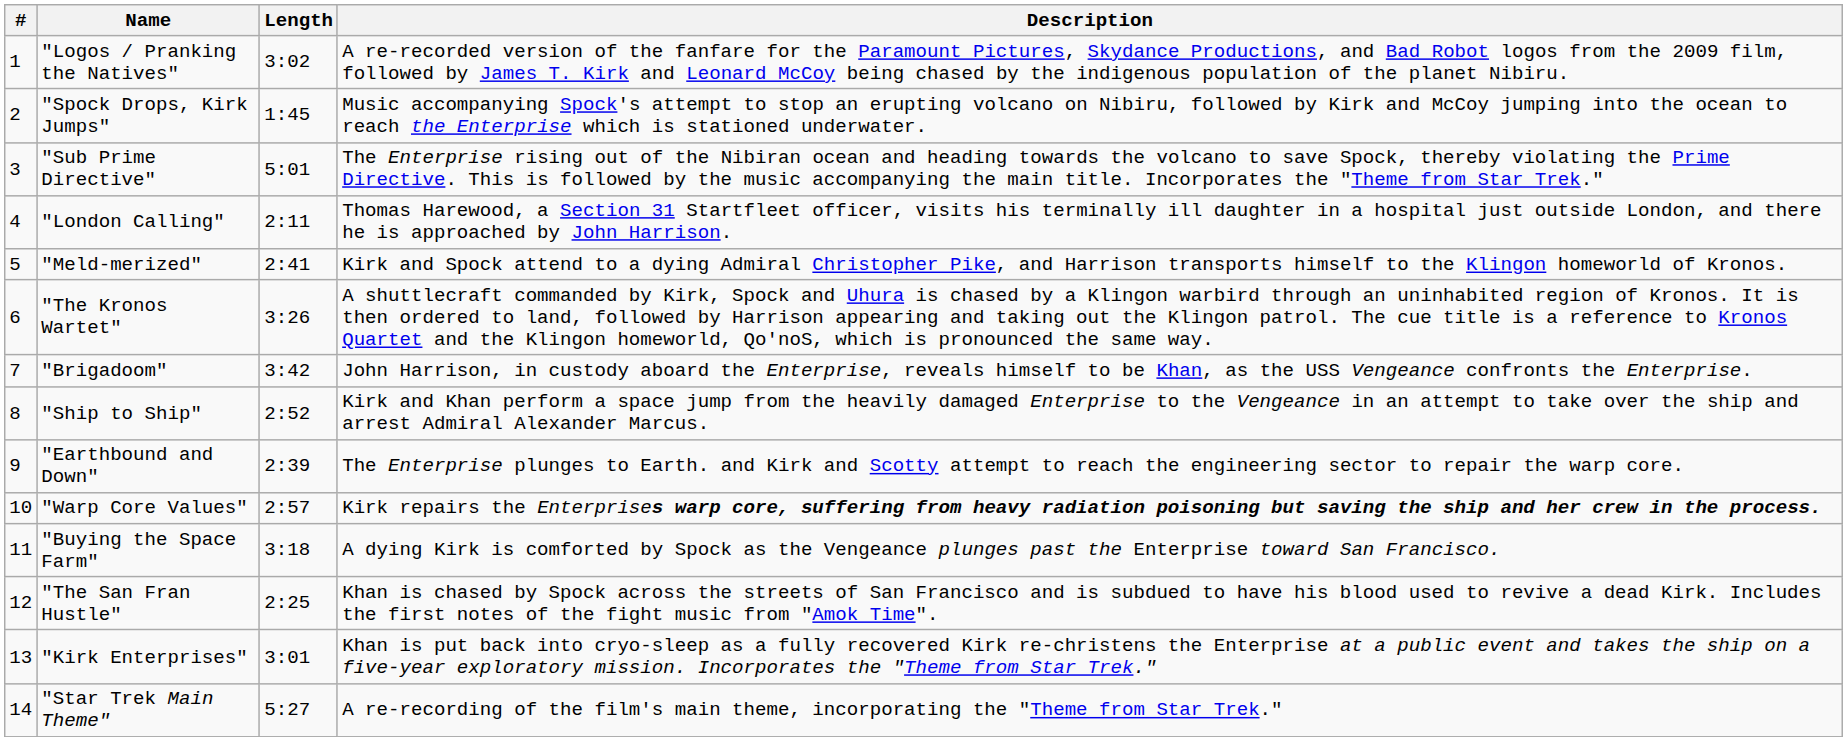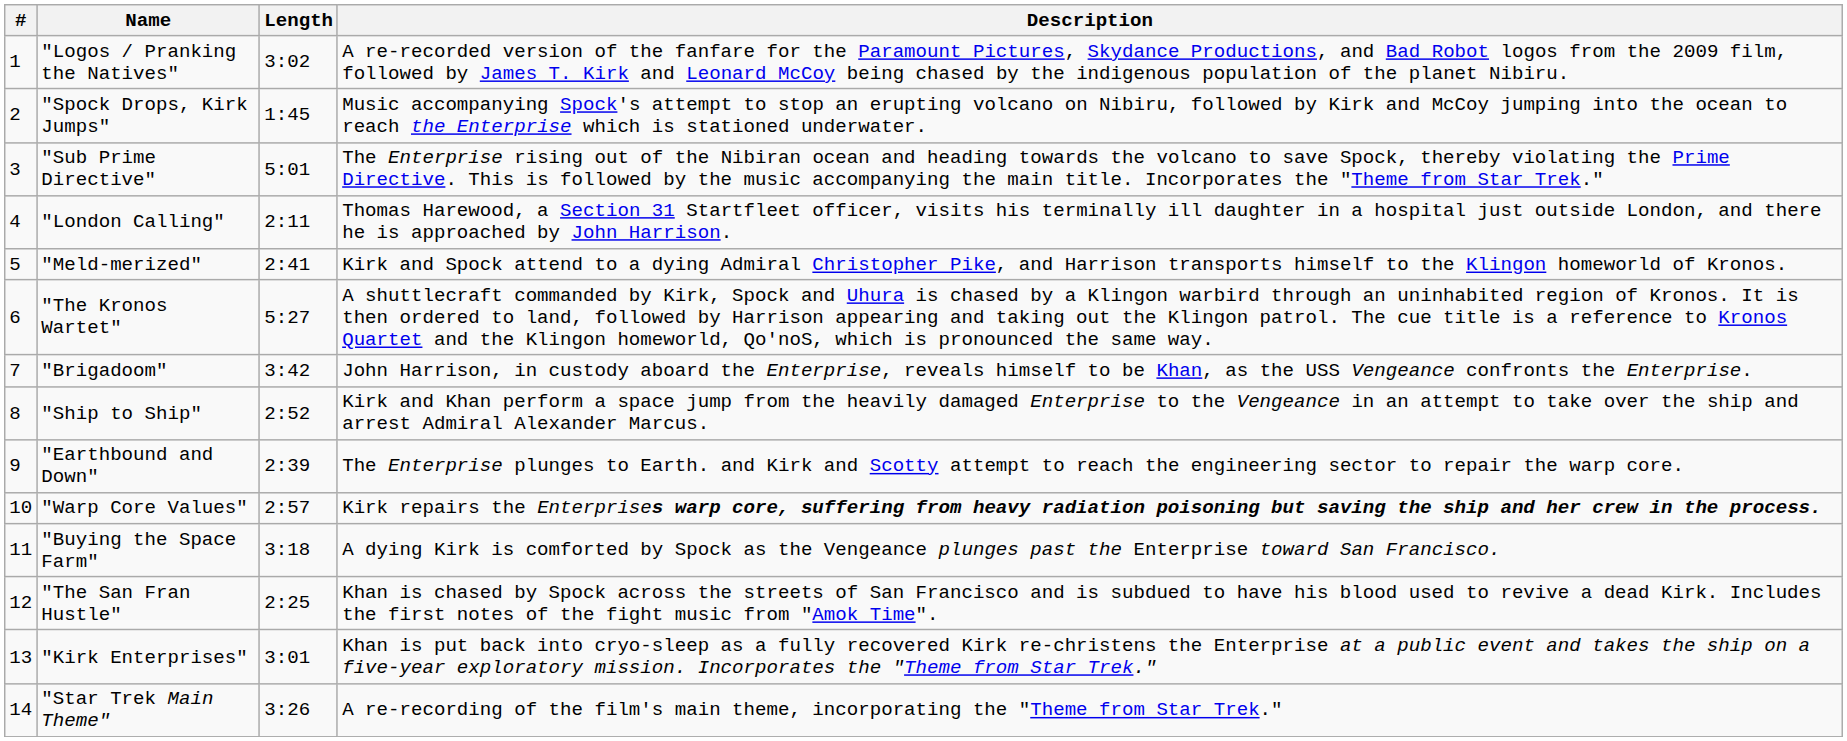(287, 317) 3:26 -> (287, 317) 5:27
(287, 710) 5:27 -> (287, 710) 3:26
